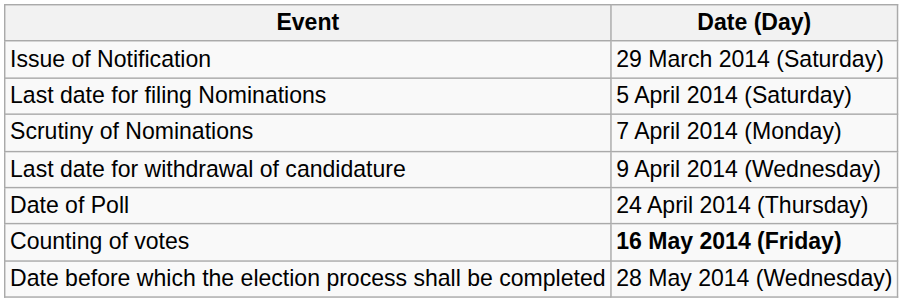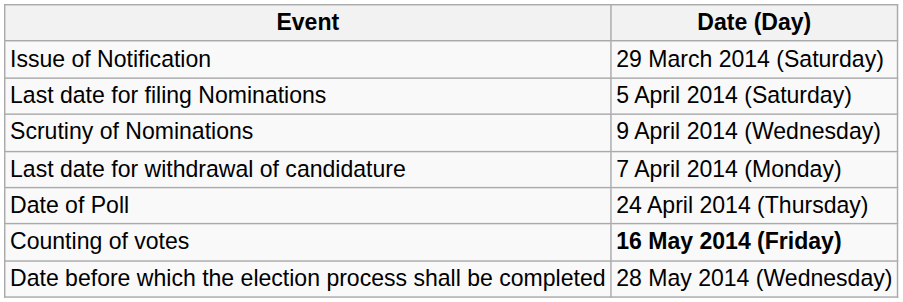(729, 132) 7 April 2014 (Monday) -> (749, 132) 9 April 2014 (Wednesday)
(749, 168) 9 April 2014 (Wednesday) -> (729, 168) 7 April 2014 (Monday)
